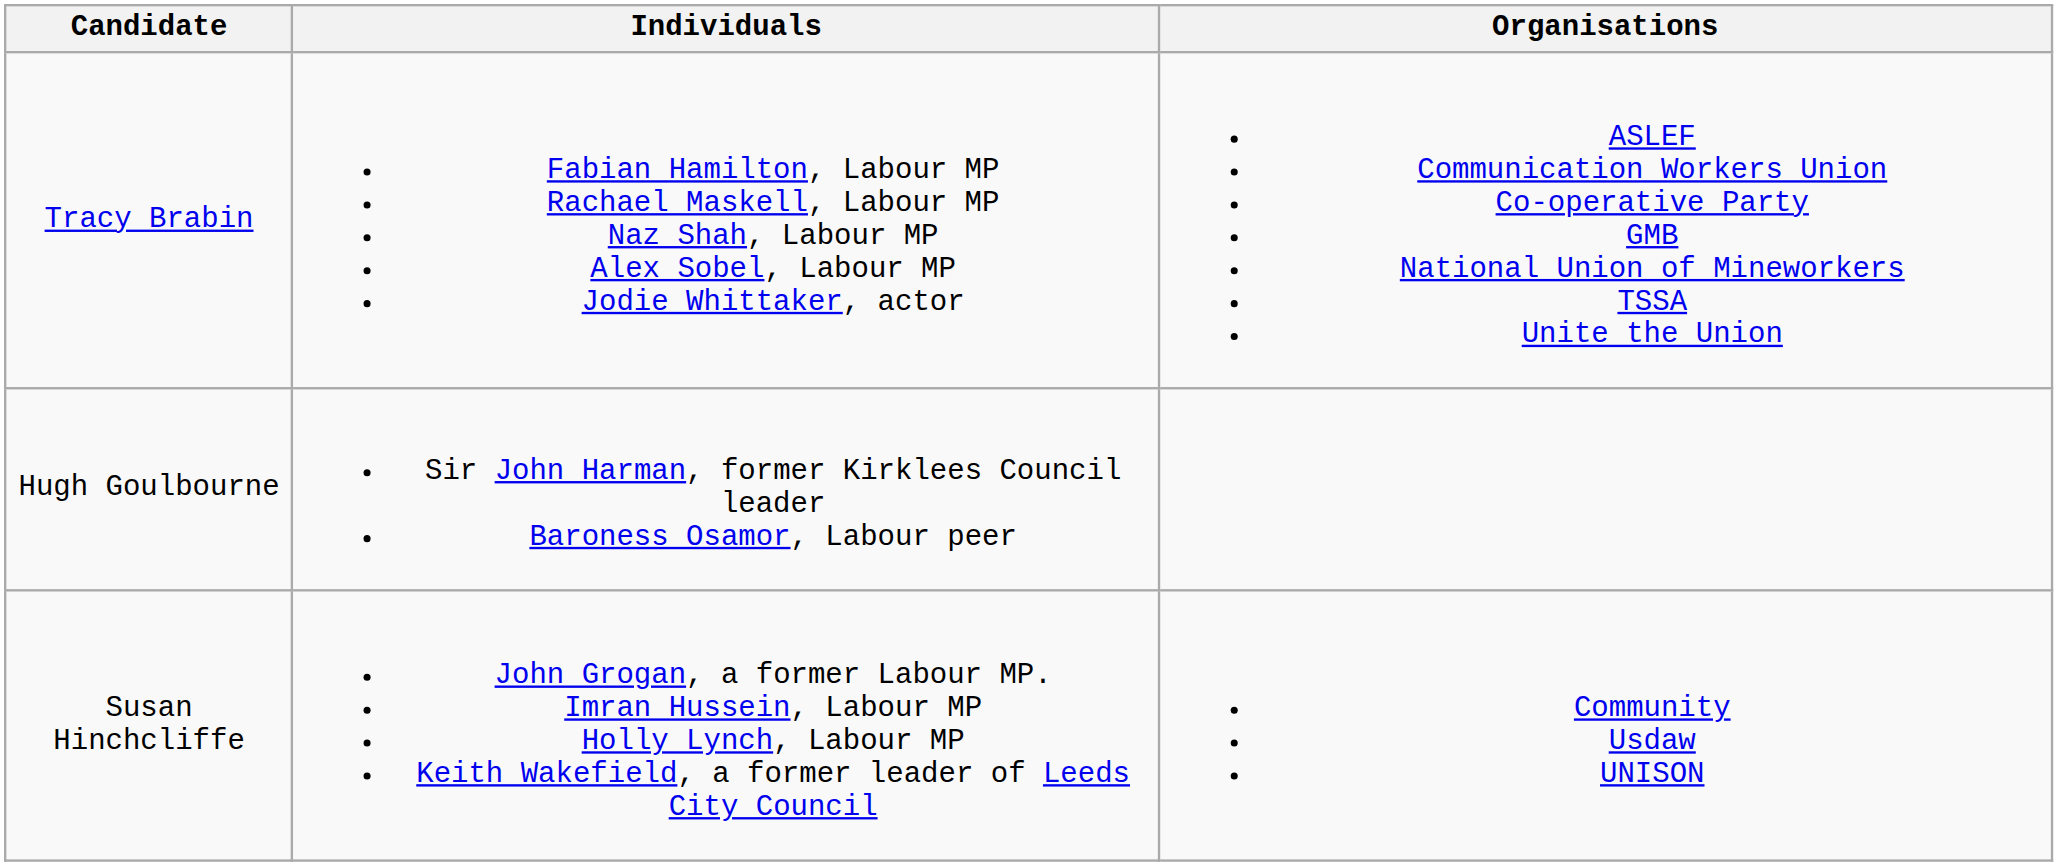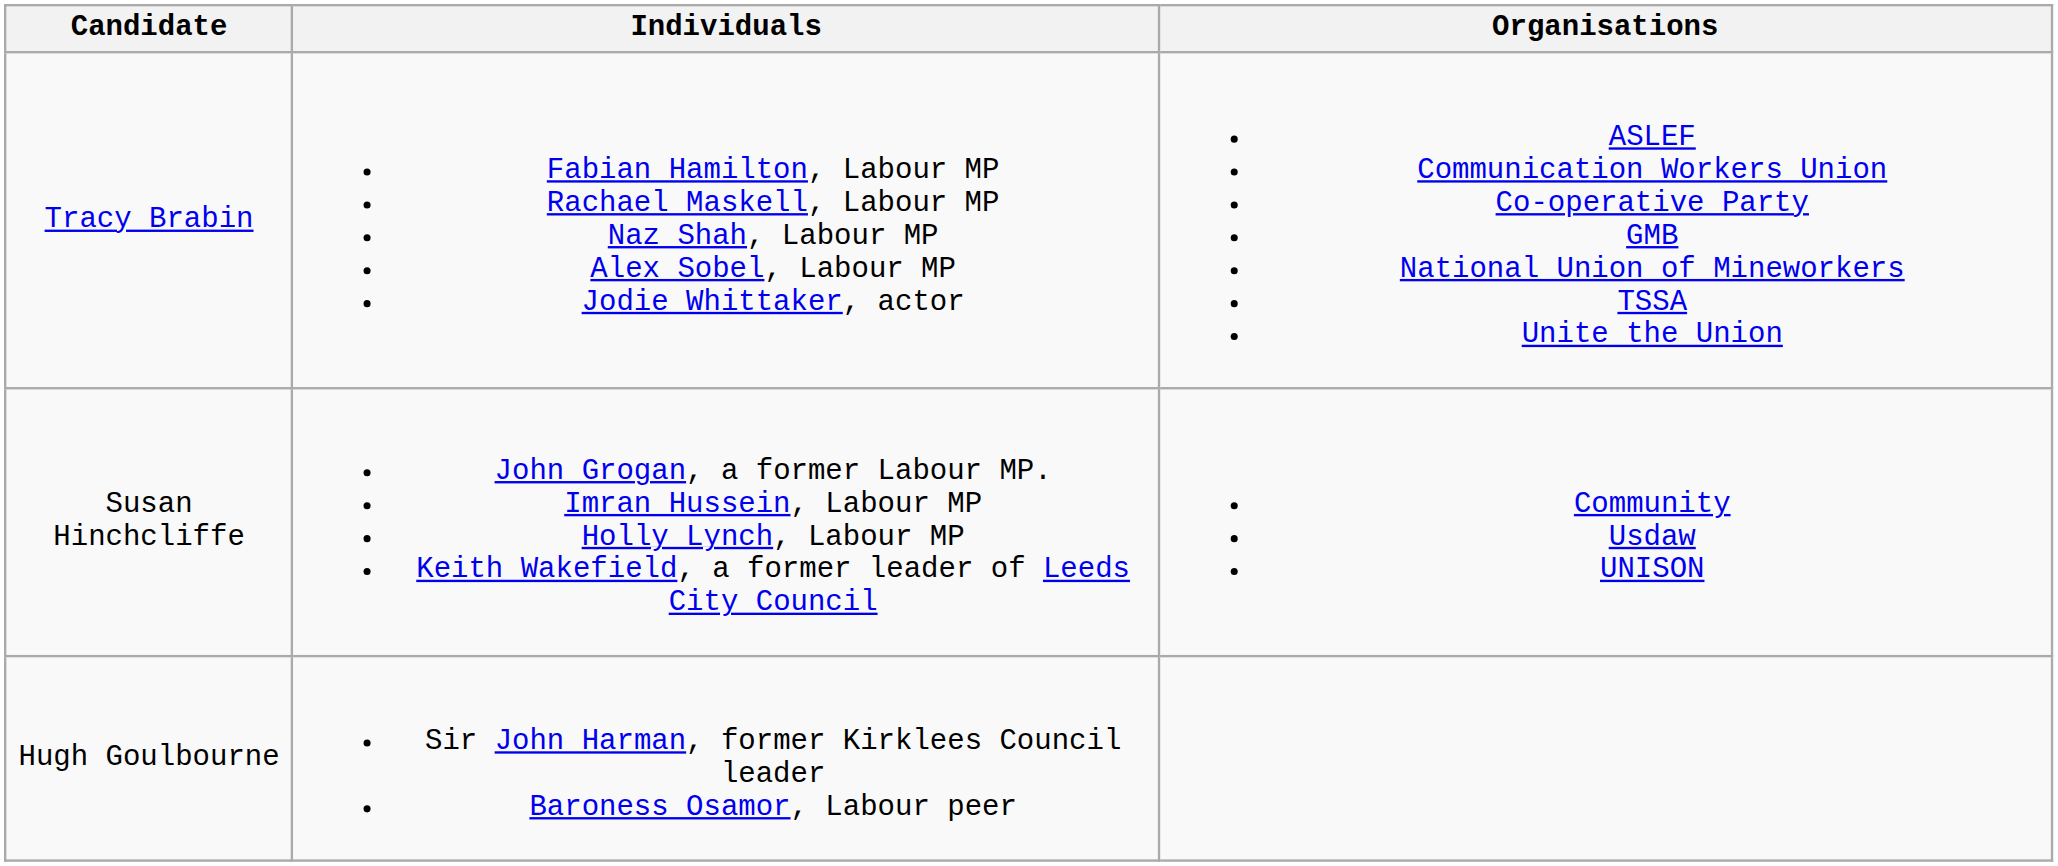rows swapped: (149, 489) <-> (149, 726)
